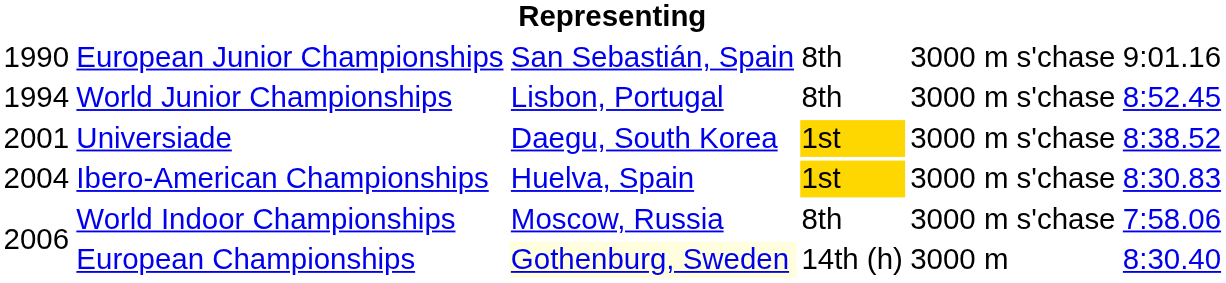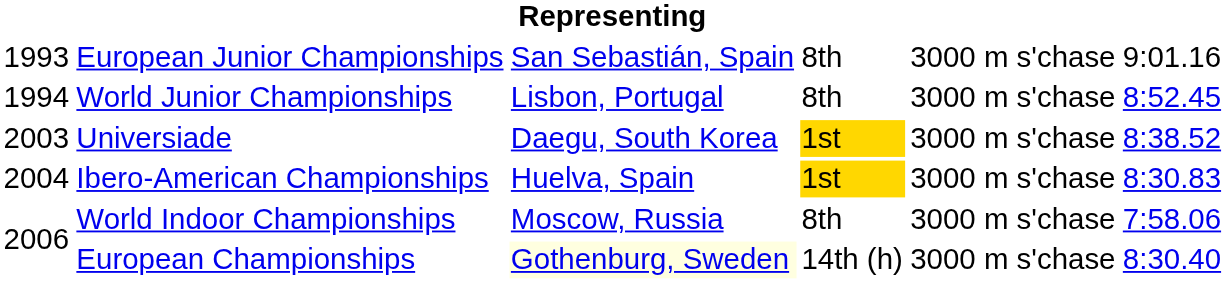(36, 57) 1990 -> (36, 57) 1993
(36, 138) 2001 -> (36, 138) 2003
(959, 259) 3000 m -> (1013, 259) 3000 m s'chase
